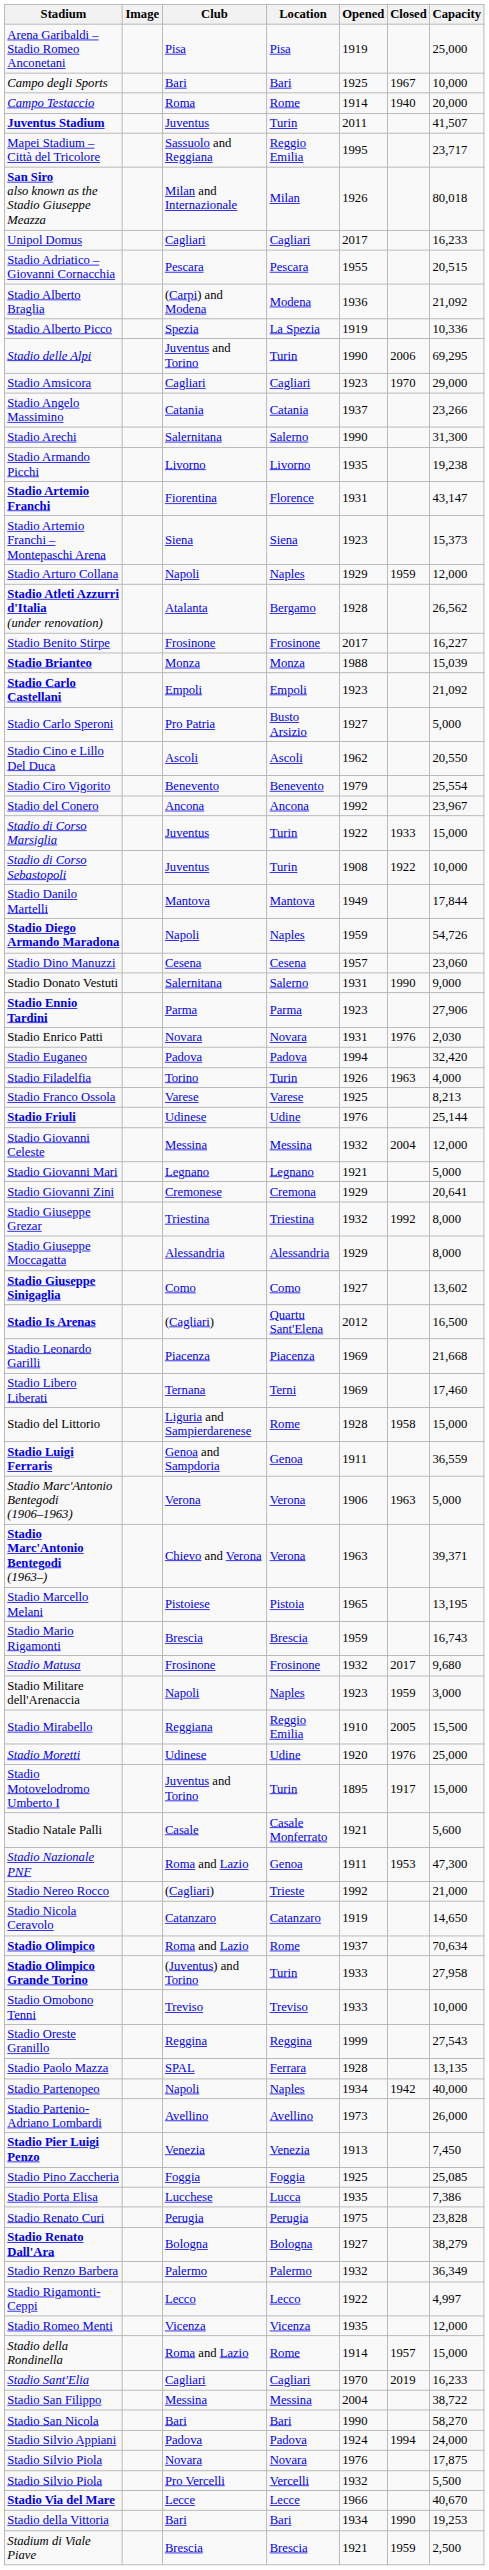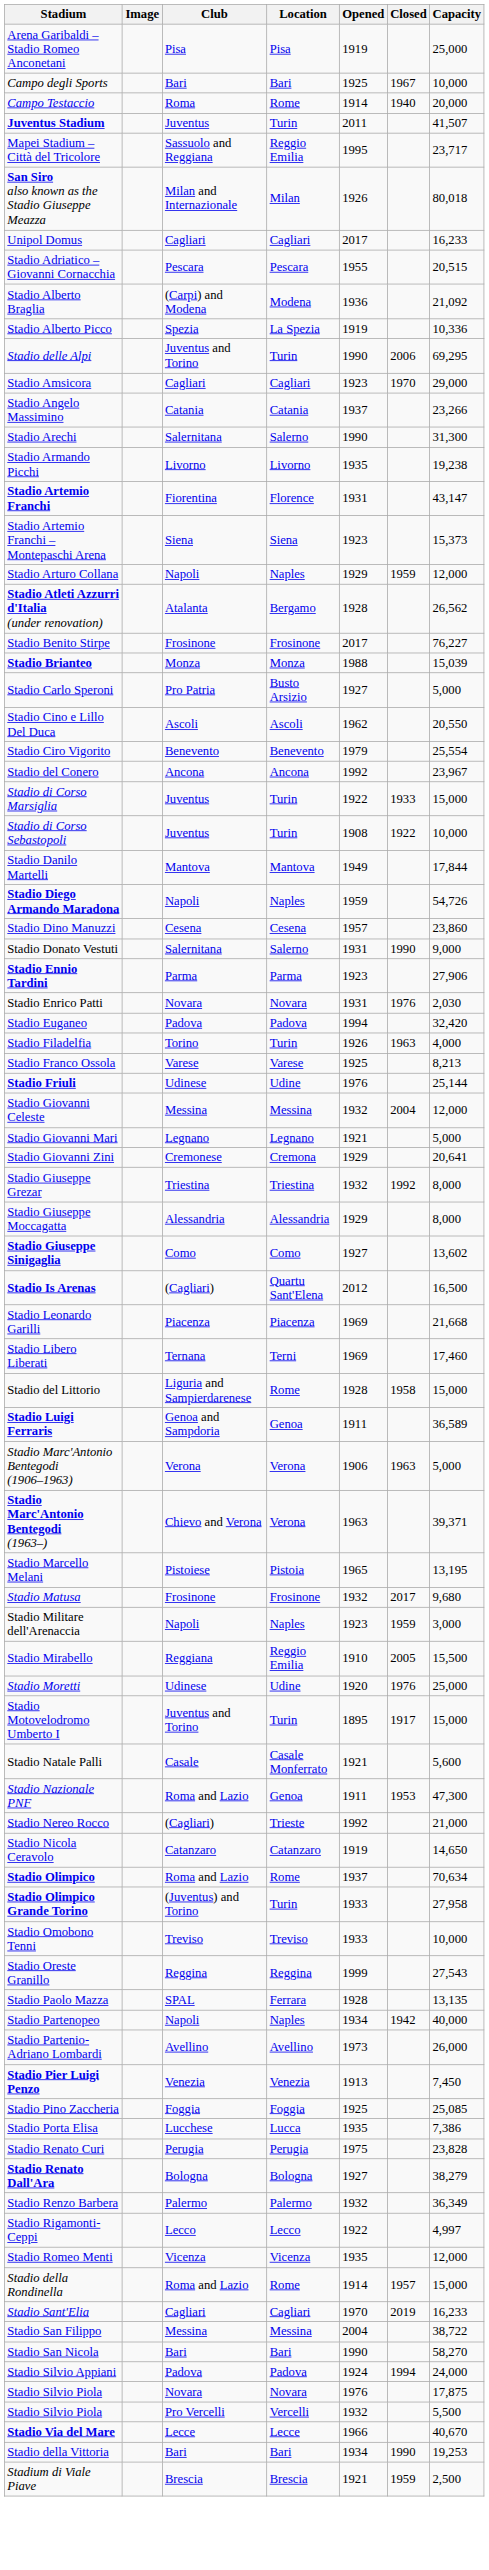(450, 642) 16,227 -> (450, 642) 76,227
- row: (42, 690)
(450, 963) 23,060 -> (450, 928) 23,860
(450, 1458) 36,559 -> (450, 1424) 36,589
- row: (40, 1638)
